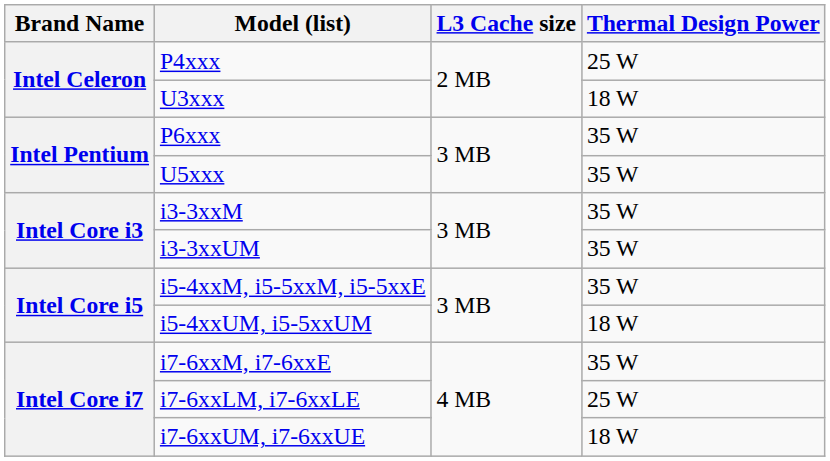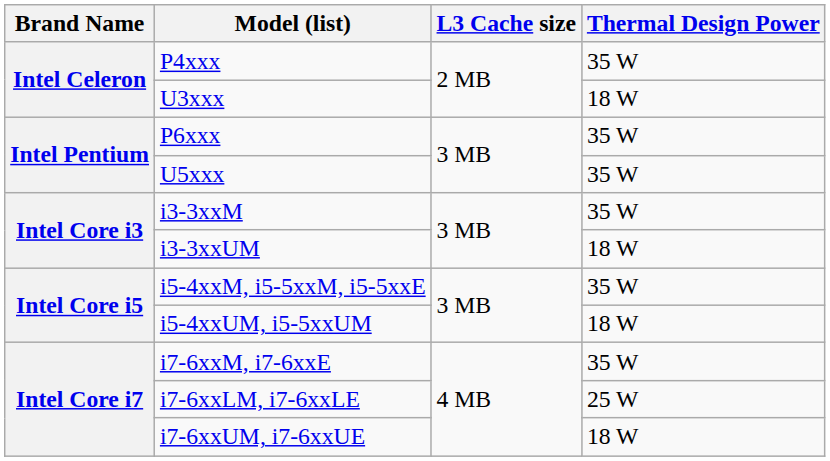(613, 60) 25 W -> (613, 60) 35 W
(613, 248) 35 W -> (613, 248) 18 W
